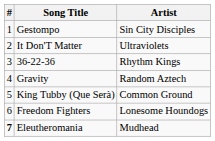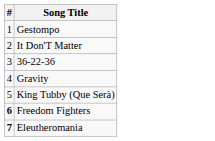- column: (164, 12)
(9, 111) normal -> (9, 111) bold
